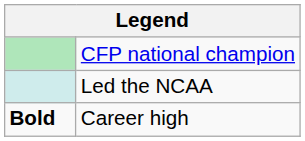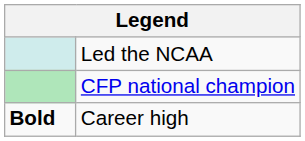rows swapped: (188, 53) <-> (147, 86)
